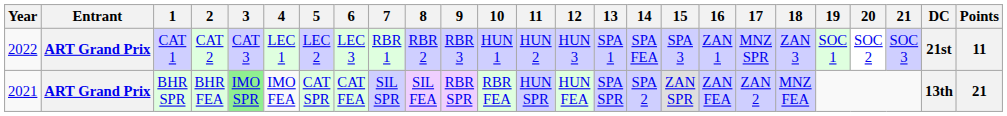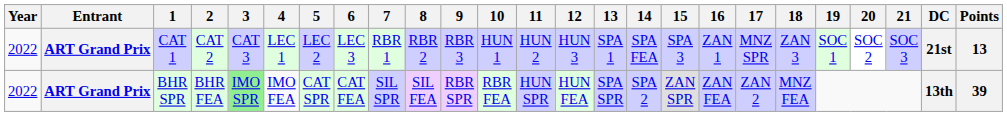(979, 49) 11 -> (979, 49) 13
(23, 90) 2021 -> (23, 90) 2022
(979, 90) 21 -> (979, 90) 39
